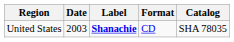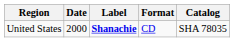(77, 28) 2003 -> (77, 28) 2000
